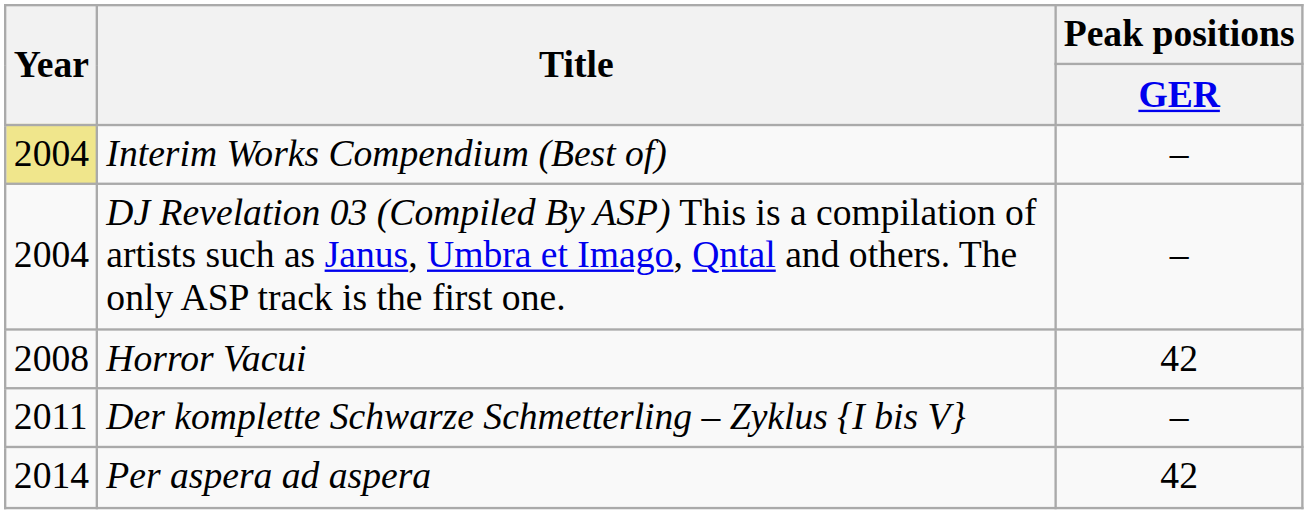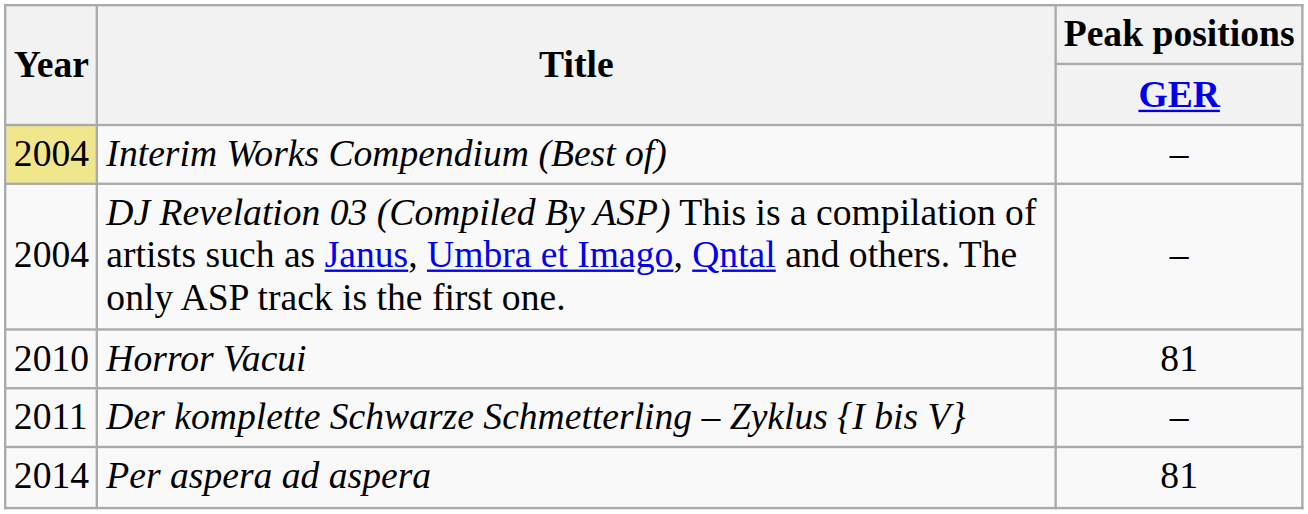(51, 357) 2008 -> (51, 357) 2010
(1179, 357) 42 -> (1179, 357) 81
(1179, 476) 42 -> (1179, 476) 81
